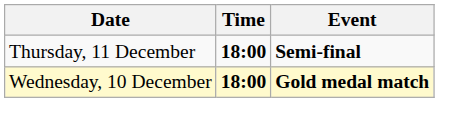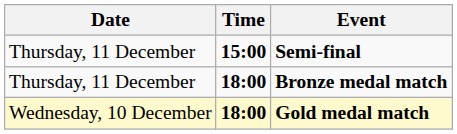(243, 50) 18:00 -> (243, 50) 15:00
+ row: (361, 81)
